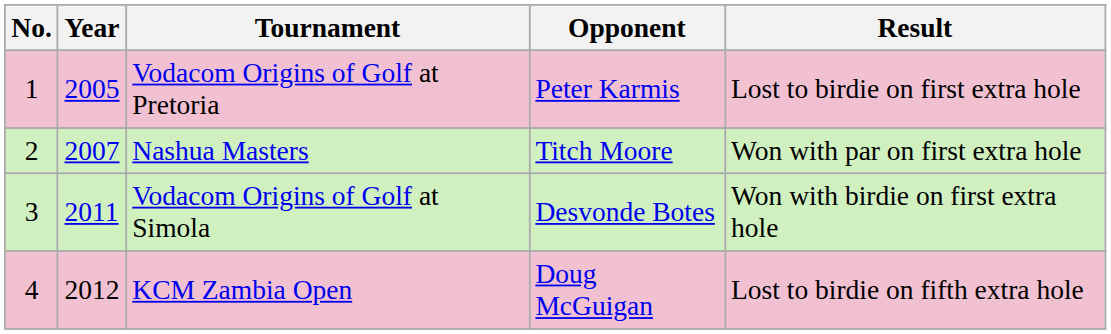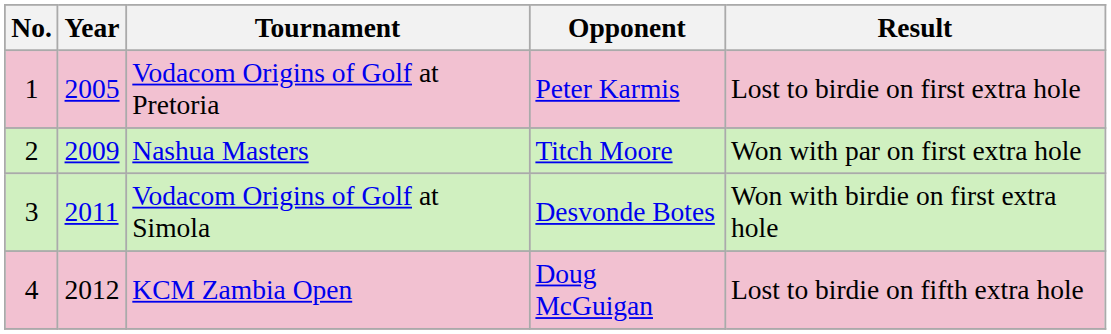(92, 150) 2007 -> (92, 150) 2009
